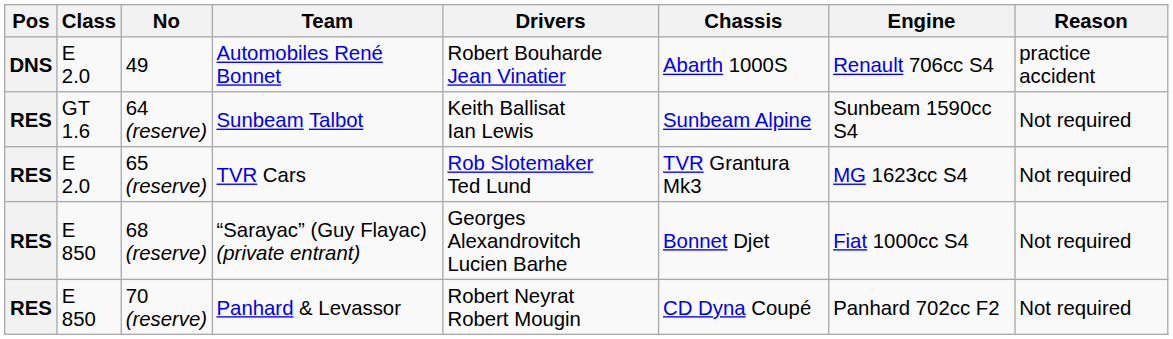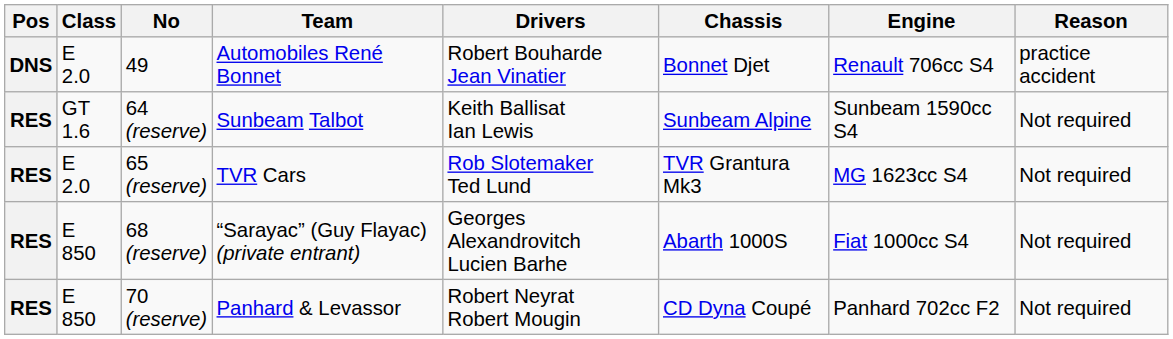(725, 65) Abarth 1000S -> (716, 65) Bonnet Djet
(716, 241) Bonnet Djet -> (725, 241) Abarth 1000S
